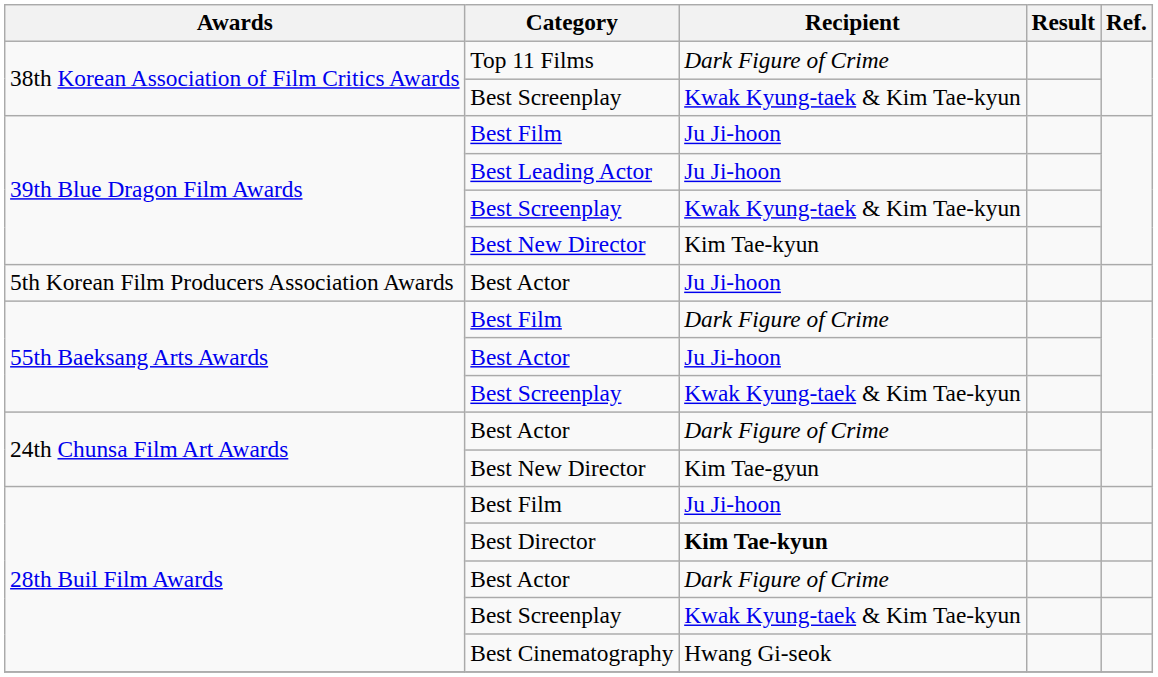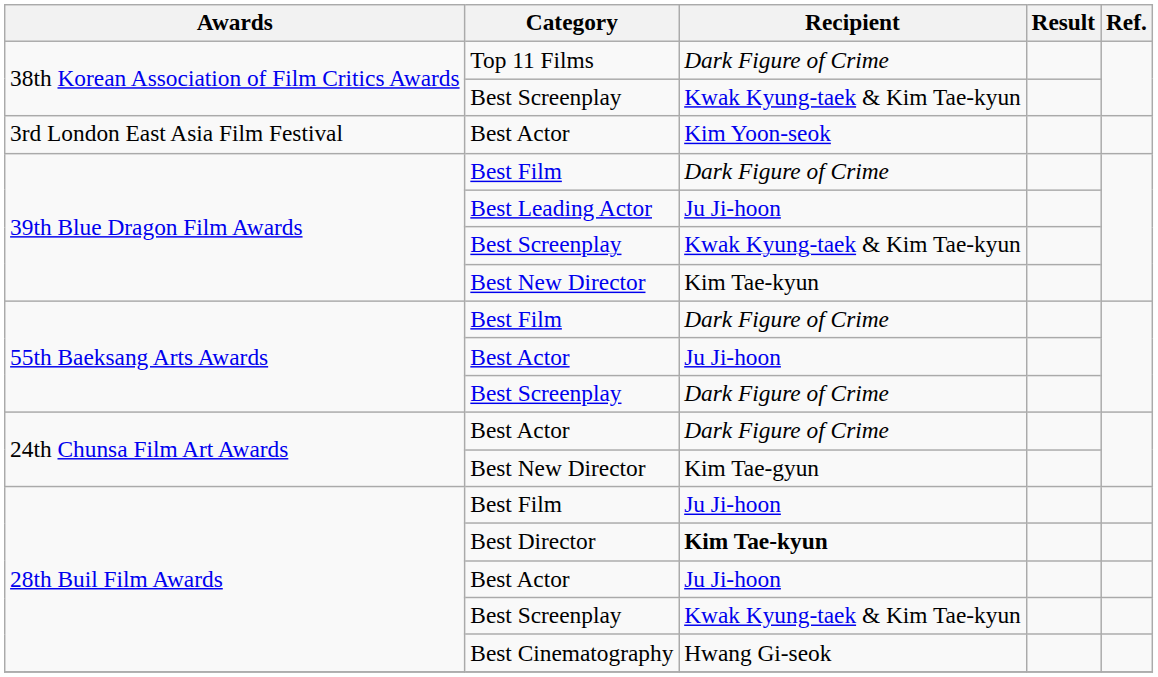+ row: (177, 134)
(733, 134) Ju Ji-hoon -> (787, 171) Dark Figure of Crime
- row: (232, 282)
(852, 393) Kwak Kyung-taek & Kim Tae-kyun -> (787, 393) Dark Figure of Crime
(787, 578) Dark Figure of Crime -> (733, 578) Ju Ji-hoon
